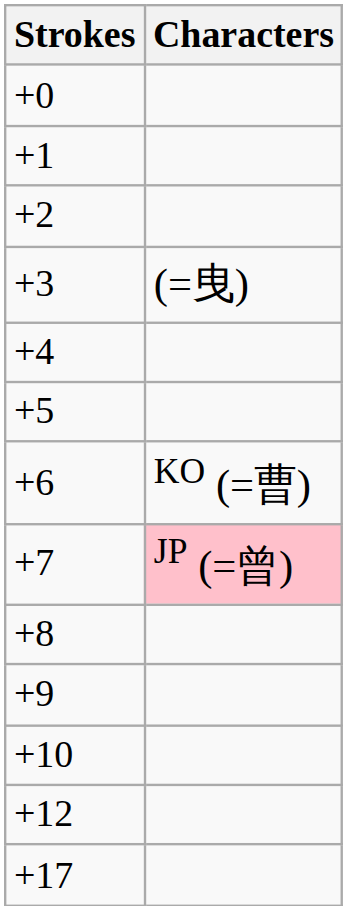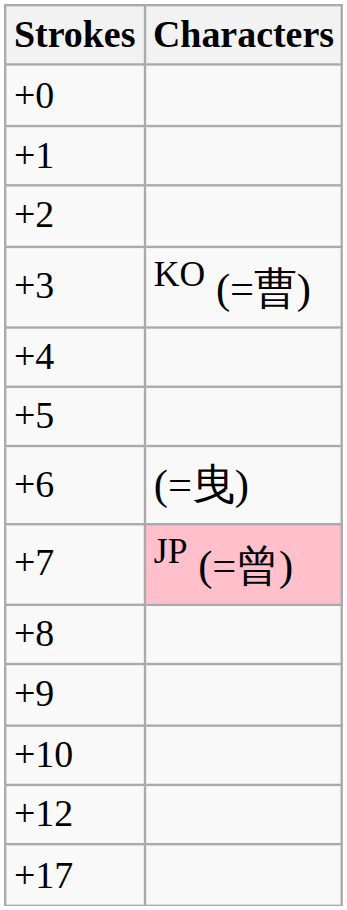(201, 284) (=曳) -> (232, 284) KO (=曹)
(232, 480) KO (=曹) -> (201, 485) (=曳)
